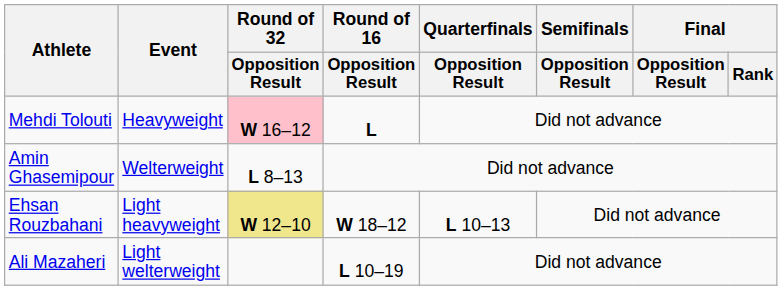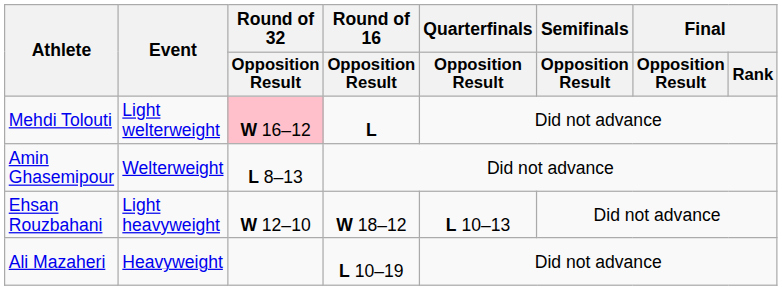(173, 120) Heavyweight -> (171, 120) Light welterweight
(276, 225) khaki background -> (276, 225) no background
(171, 262) Light welterweight -> (173, 262) Heavyweight
